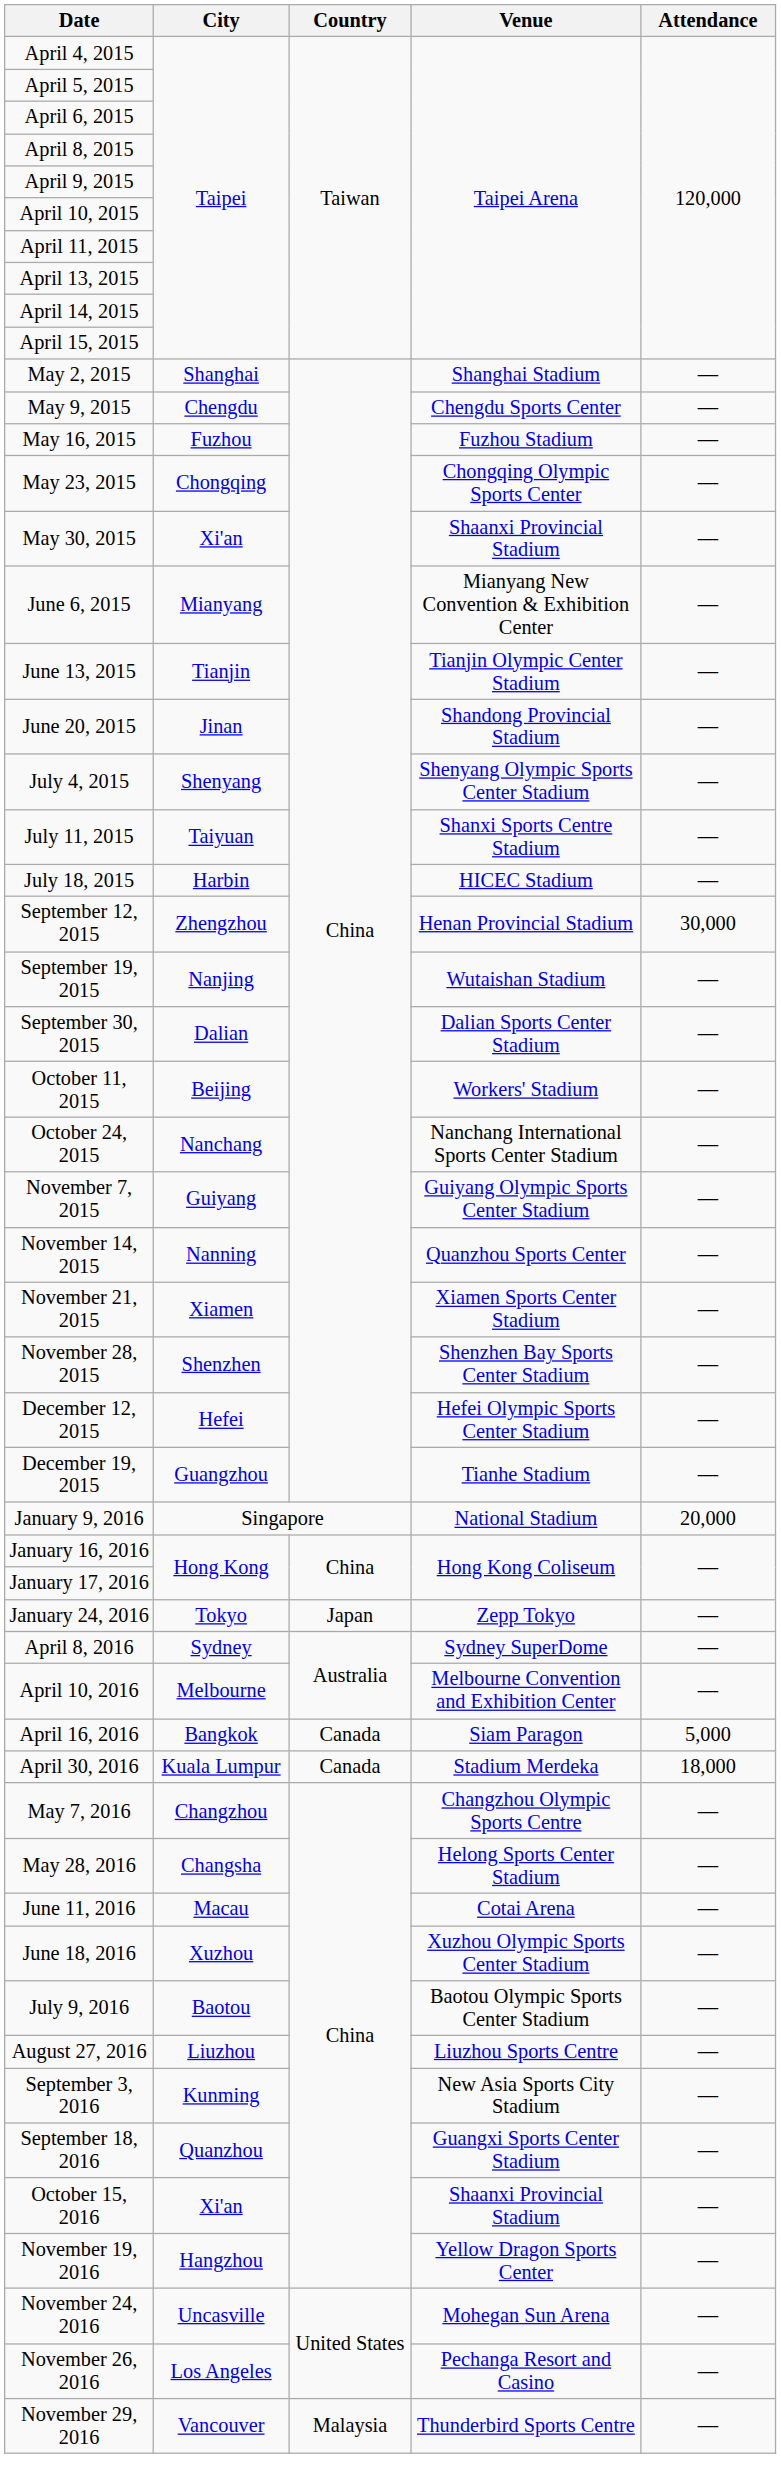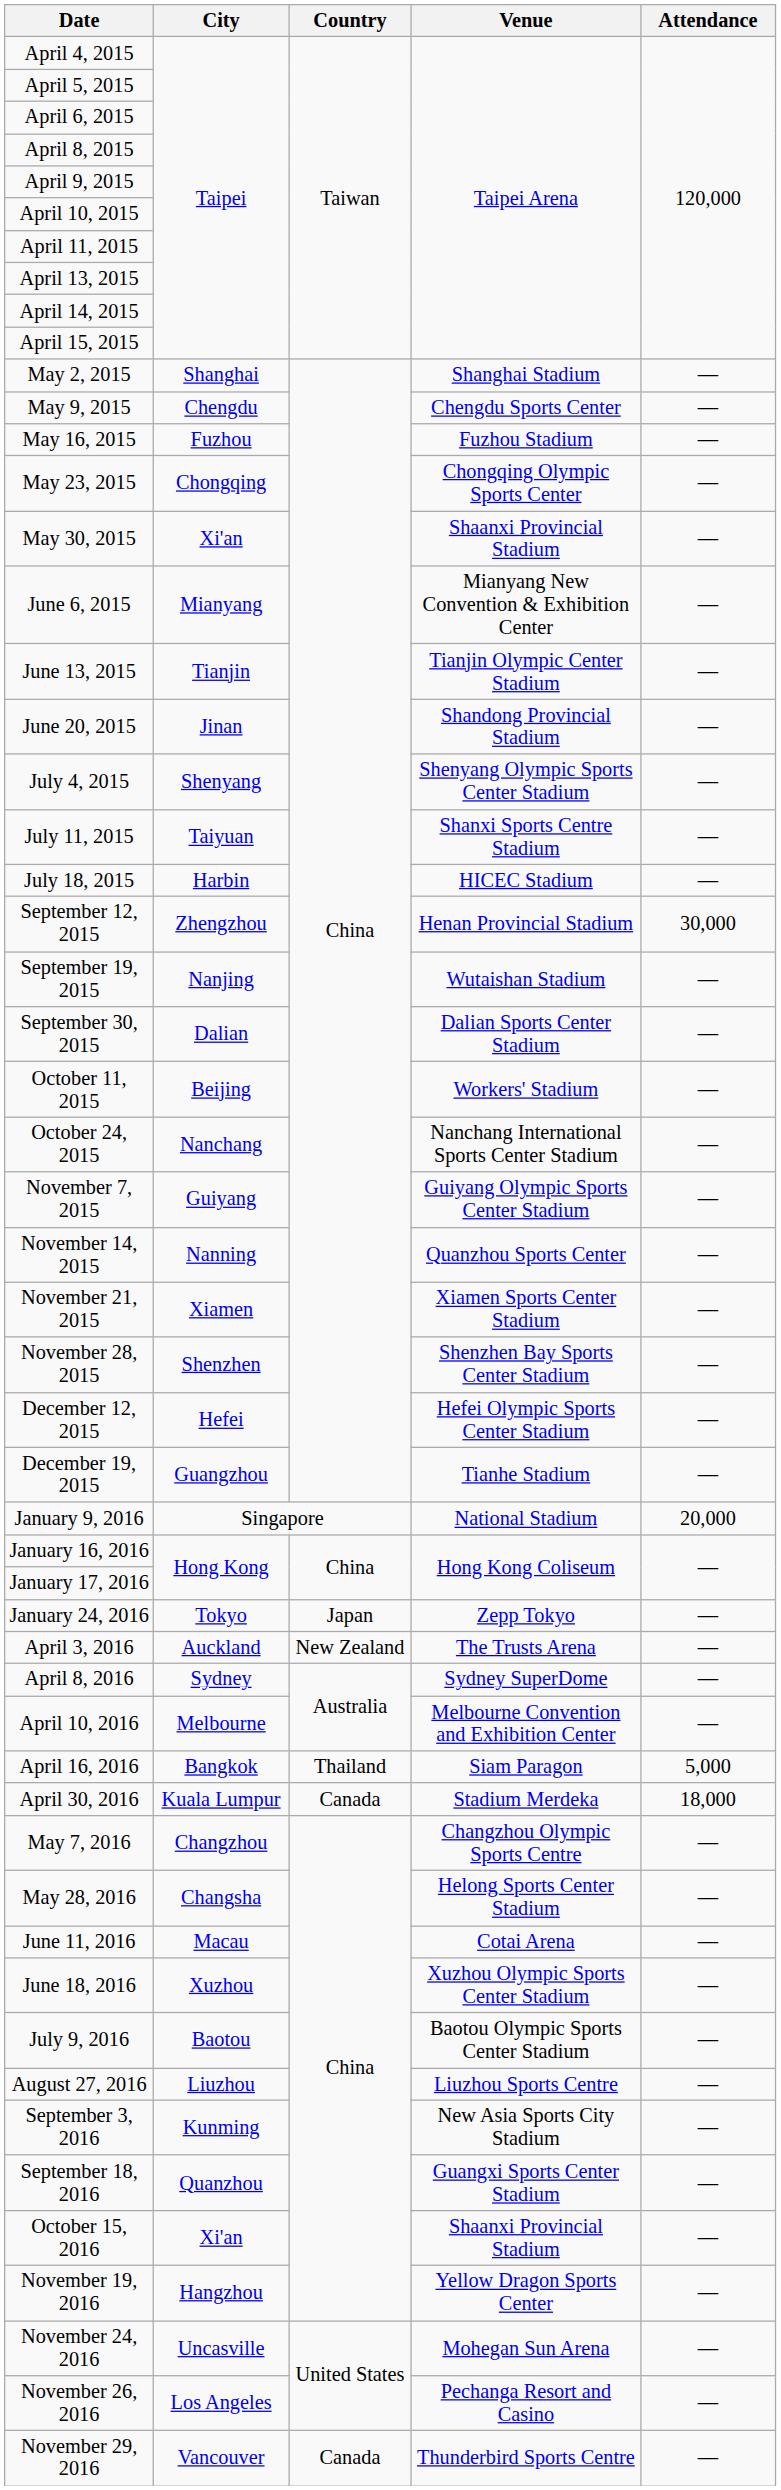+ row: (79, 1647)
(350, 1734) Canada -> (350, 1766) Thailand
(350, 2425) Malaysia -> (350, 2458) Canada
